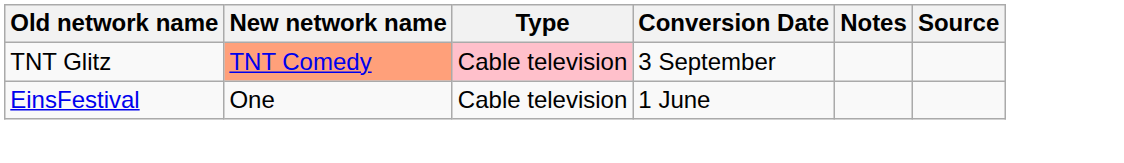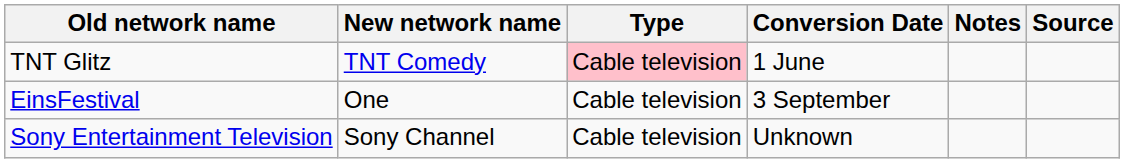(301, 61) lightsalmon background -> (415, 61) no background
(707, 61) 3 September -> (789, 61) 1 June
(674, 99) 1 June -> (821, 99) 3 September
+ row: (171, 137)
